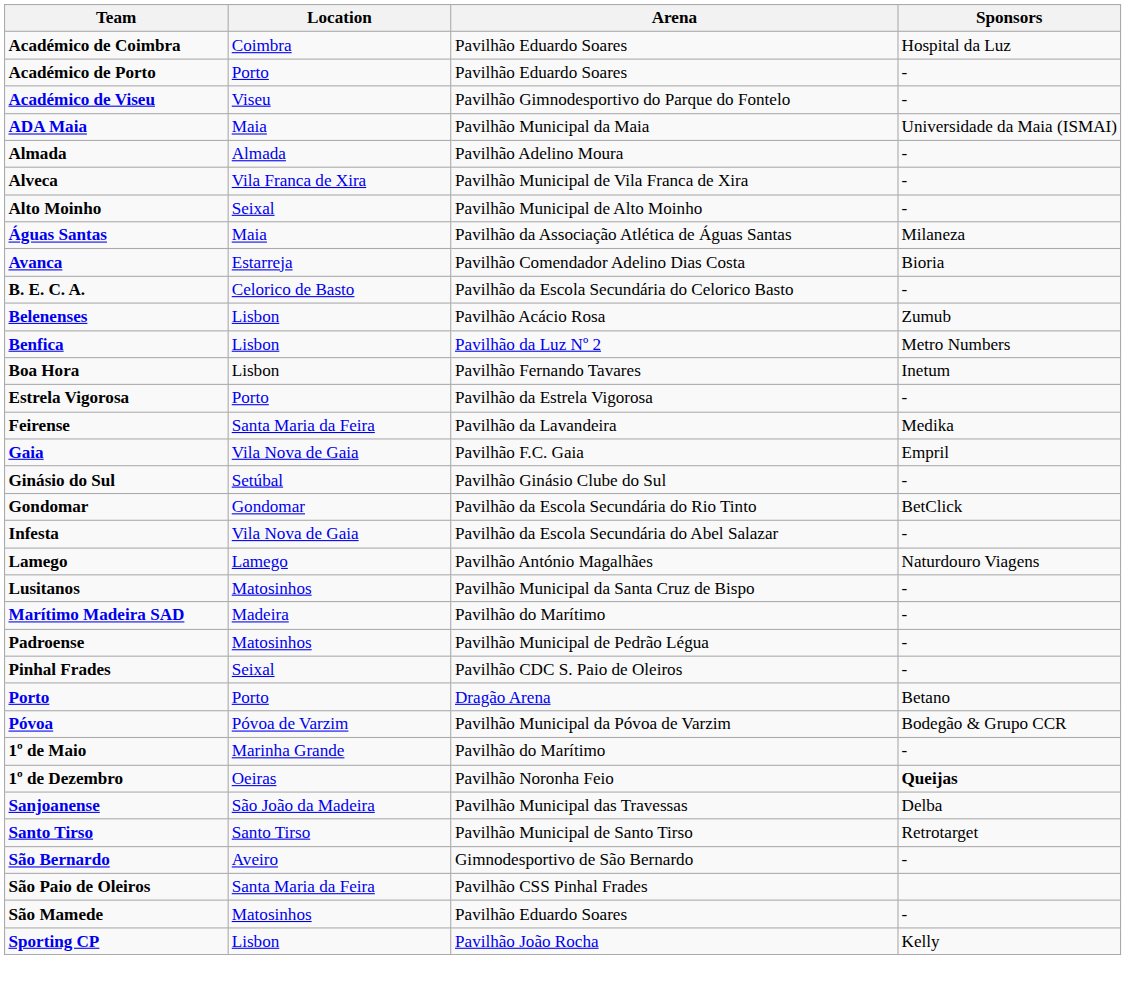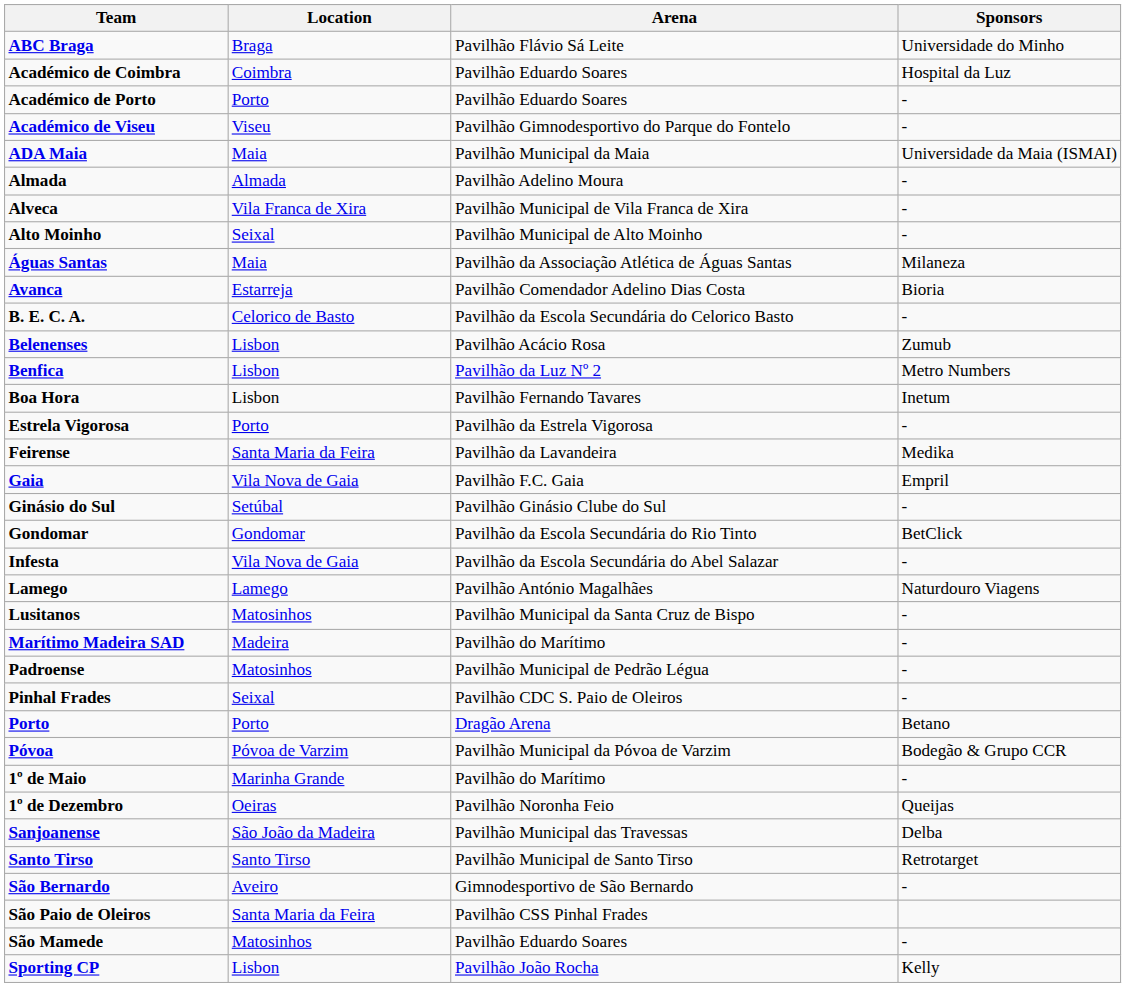+ row: (51, 45)
(930, 778) bold -> (928, 805) normal
